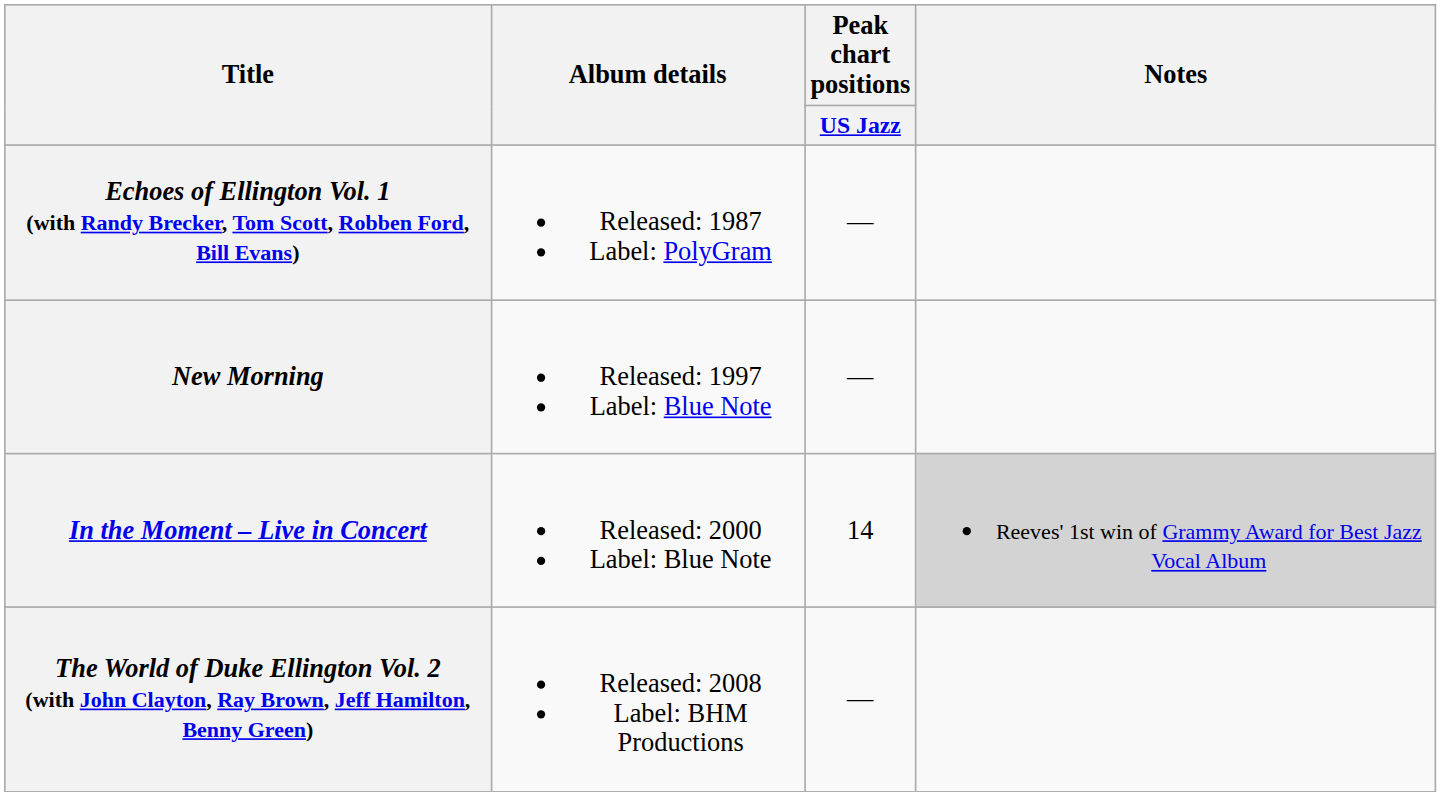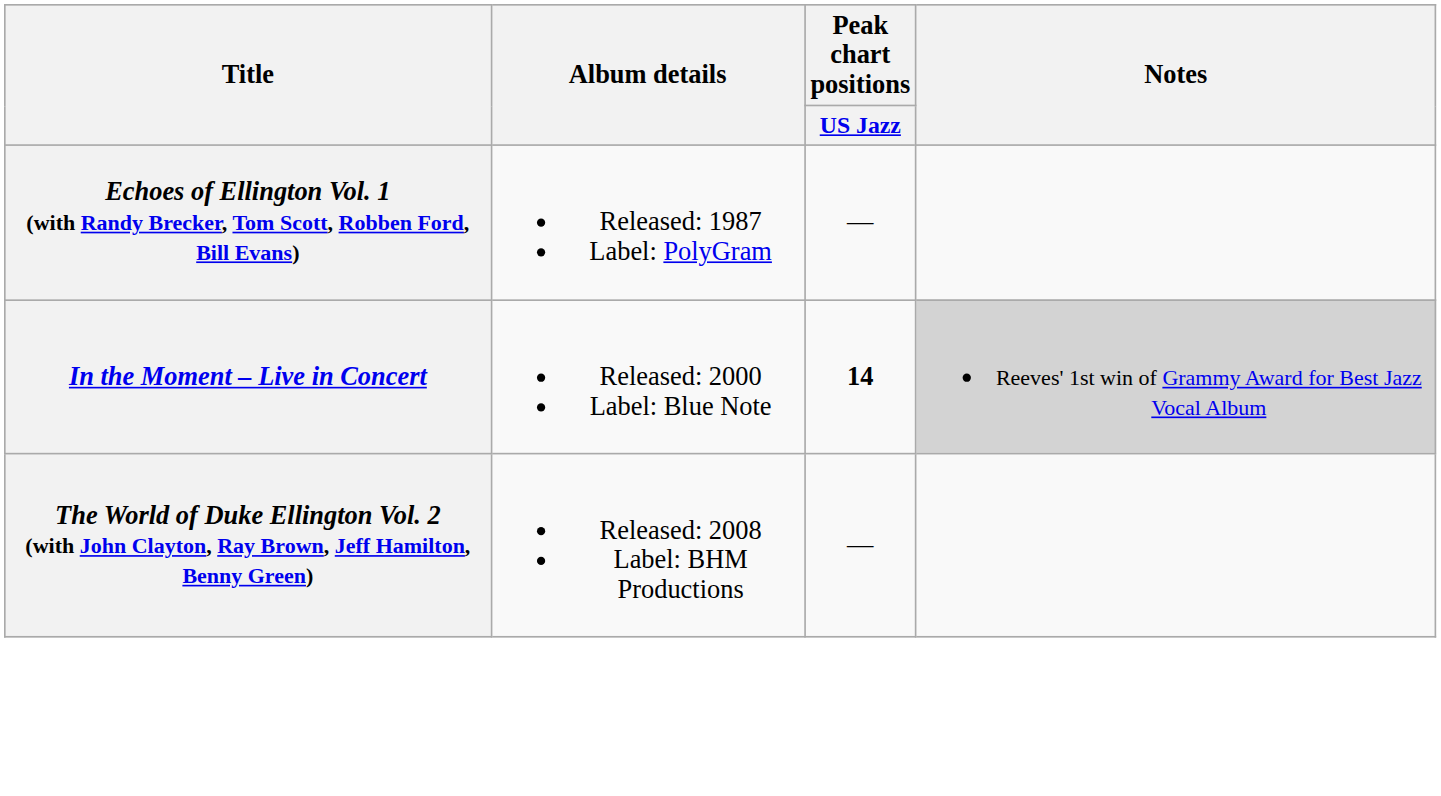- row: (248, 376)
(860, 530) normal -> (860, 376) bold
